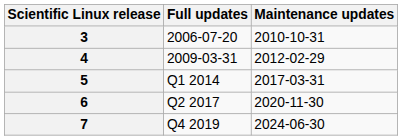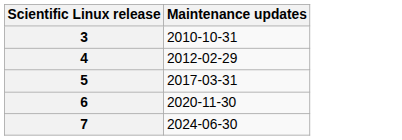- column: (207, 15)
